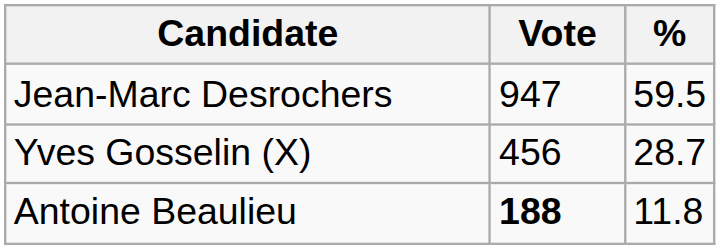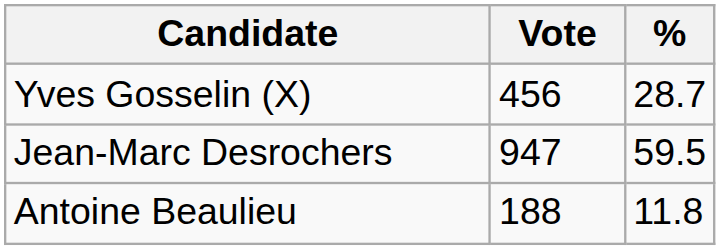rows swapped: (203, 93) <-> (163, 152)
(530, 212) bold -> (530, 212) normal
